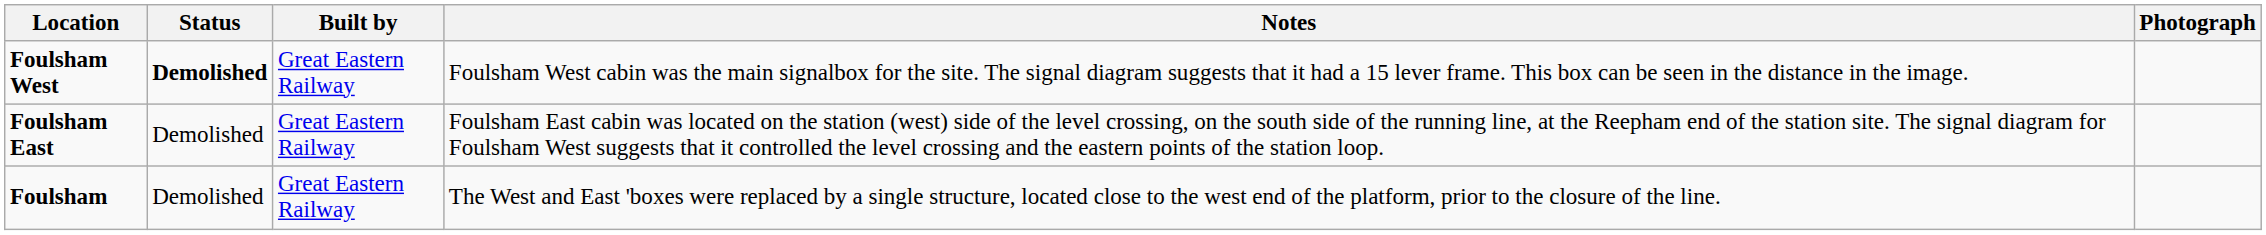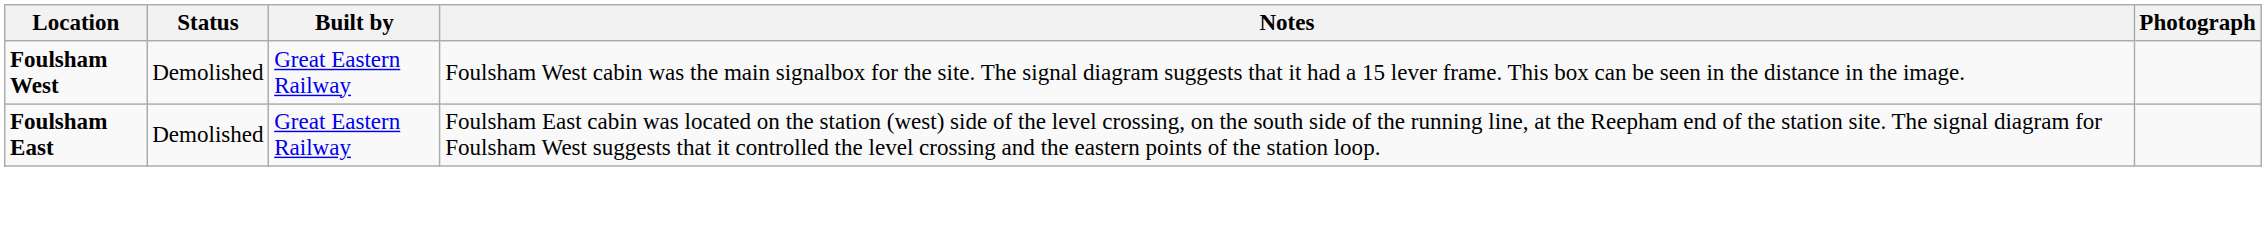(210, 72) bold -> (208, 72) normal
- row: (59, 197)
